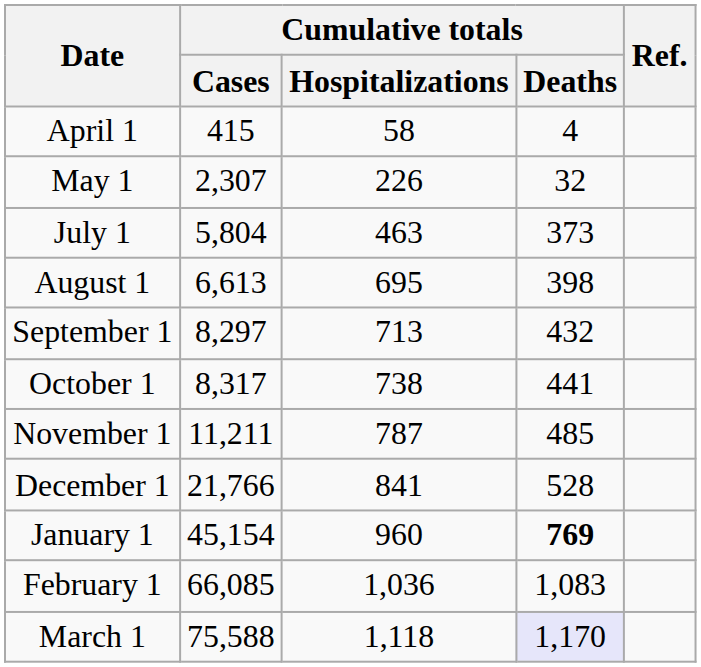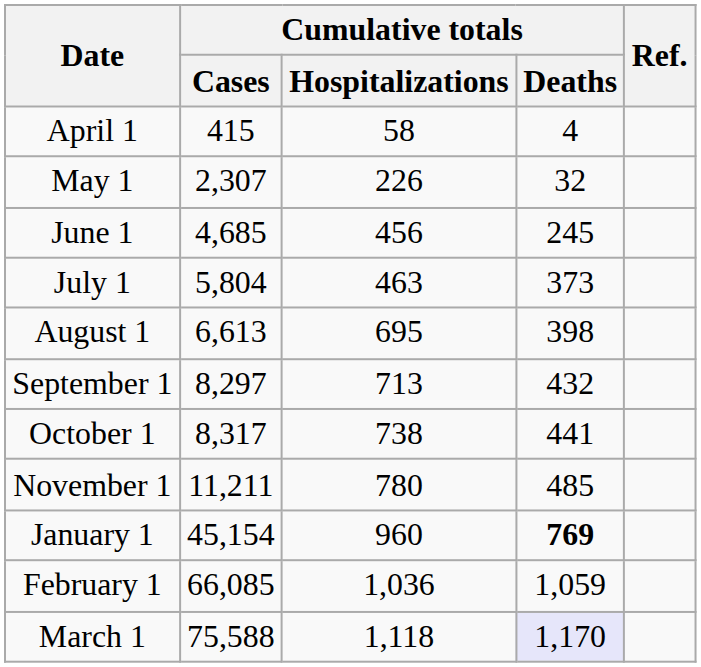+ row: (92, 231)
(399, 433) 787 -> (399, 484) 780
- row: (92, 484)
(570, 585) 1,083 -> (570, 585) 1,059
